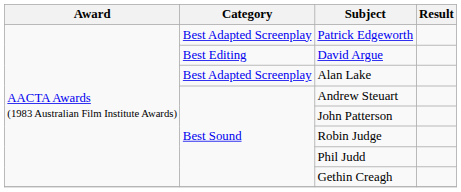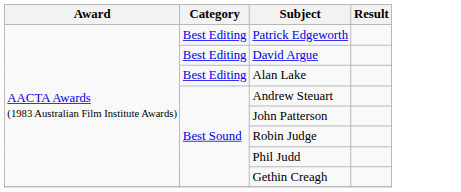(247, 34) Best Adapted Screenplay -> (215, 34) Best Editing
(247, 75) Best Adapted Screenplay -> (215, 75) Best Editing
